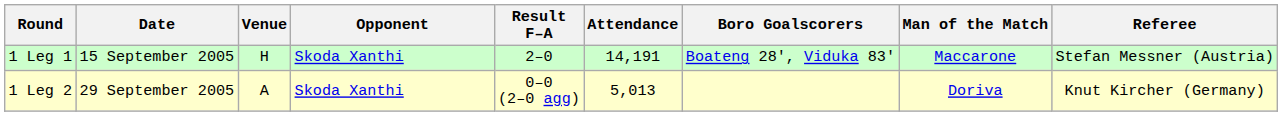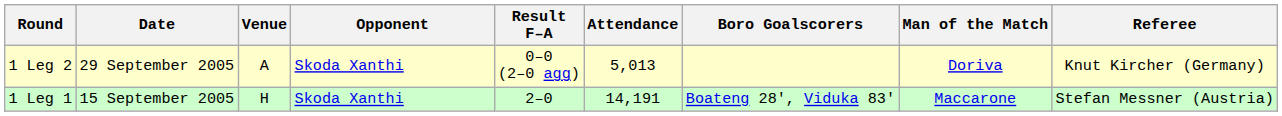rows swapped: (40, 58) <-> (40, 90)
